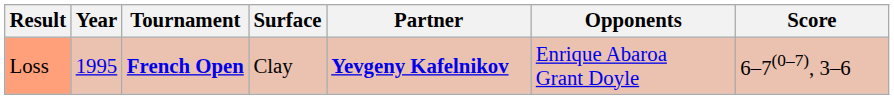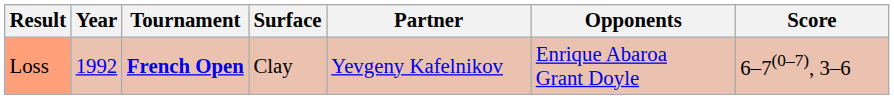(96, 65) 1995 -> (96, 65) 1992
(420, 65) bold -> (417, 65) normal
